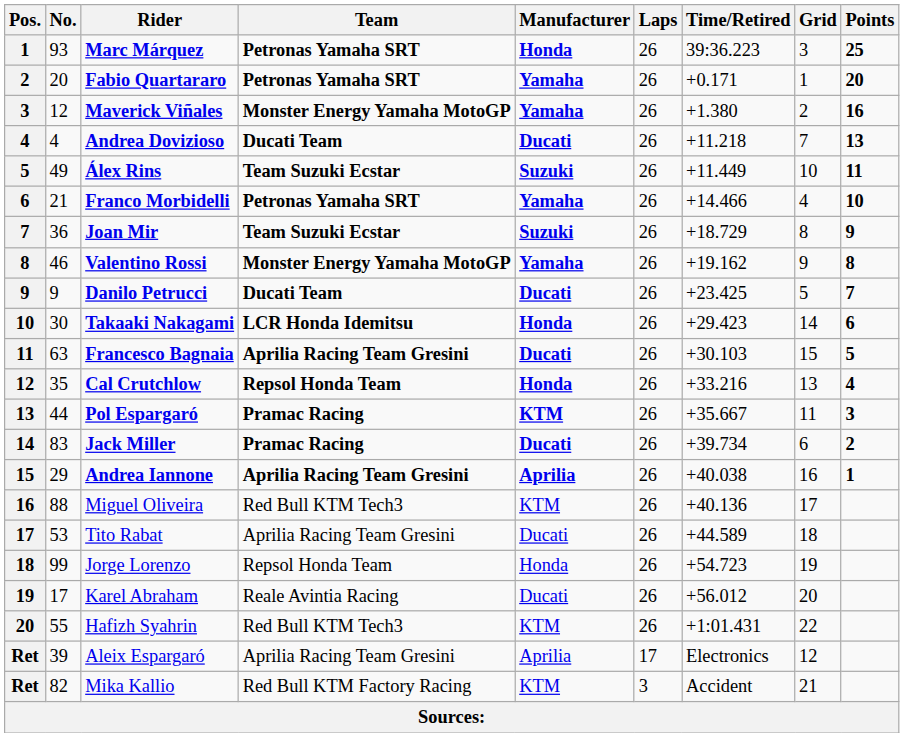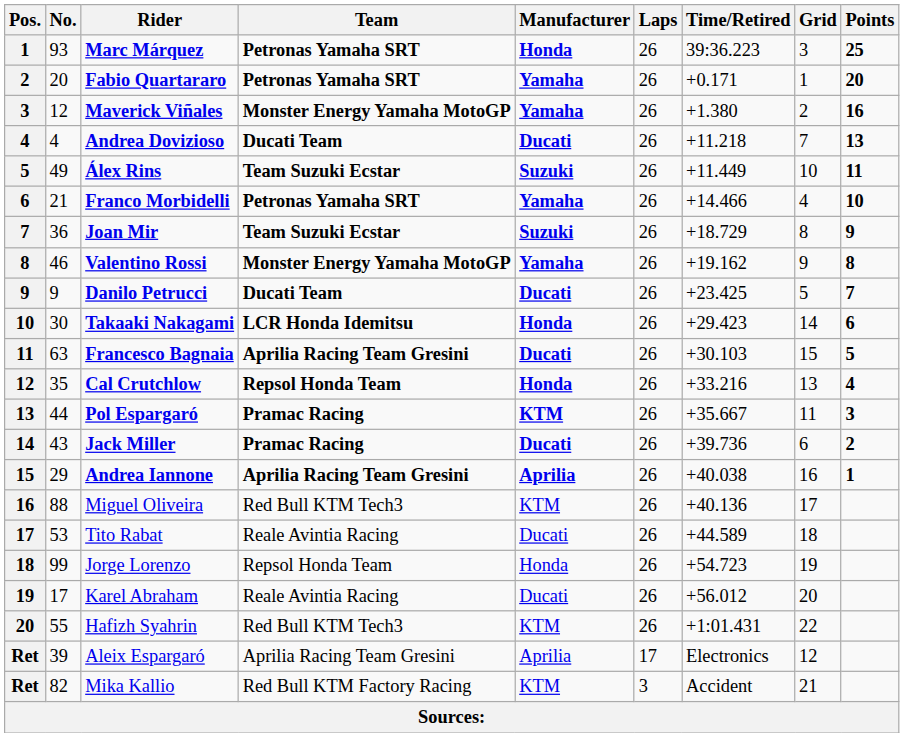(59, 444) 83 -> (59, 444) 43
(717, 444) +39.734 -> (717, 444) +39.736
(349, 535) Aprilia Racing Team Gresini -> (321, 535) Reale Avintia Racing
